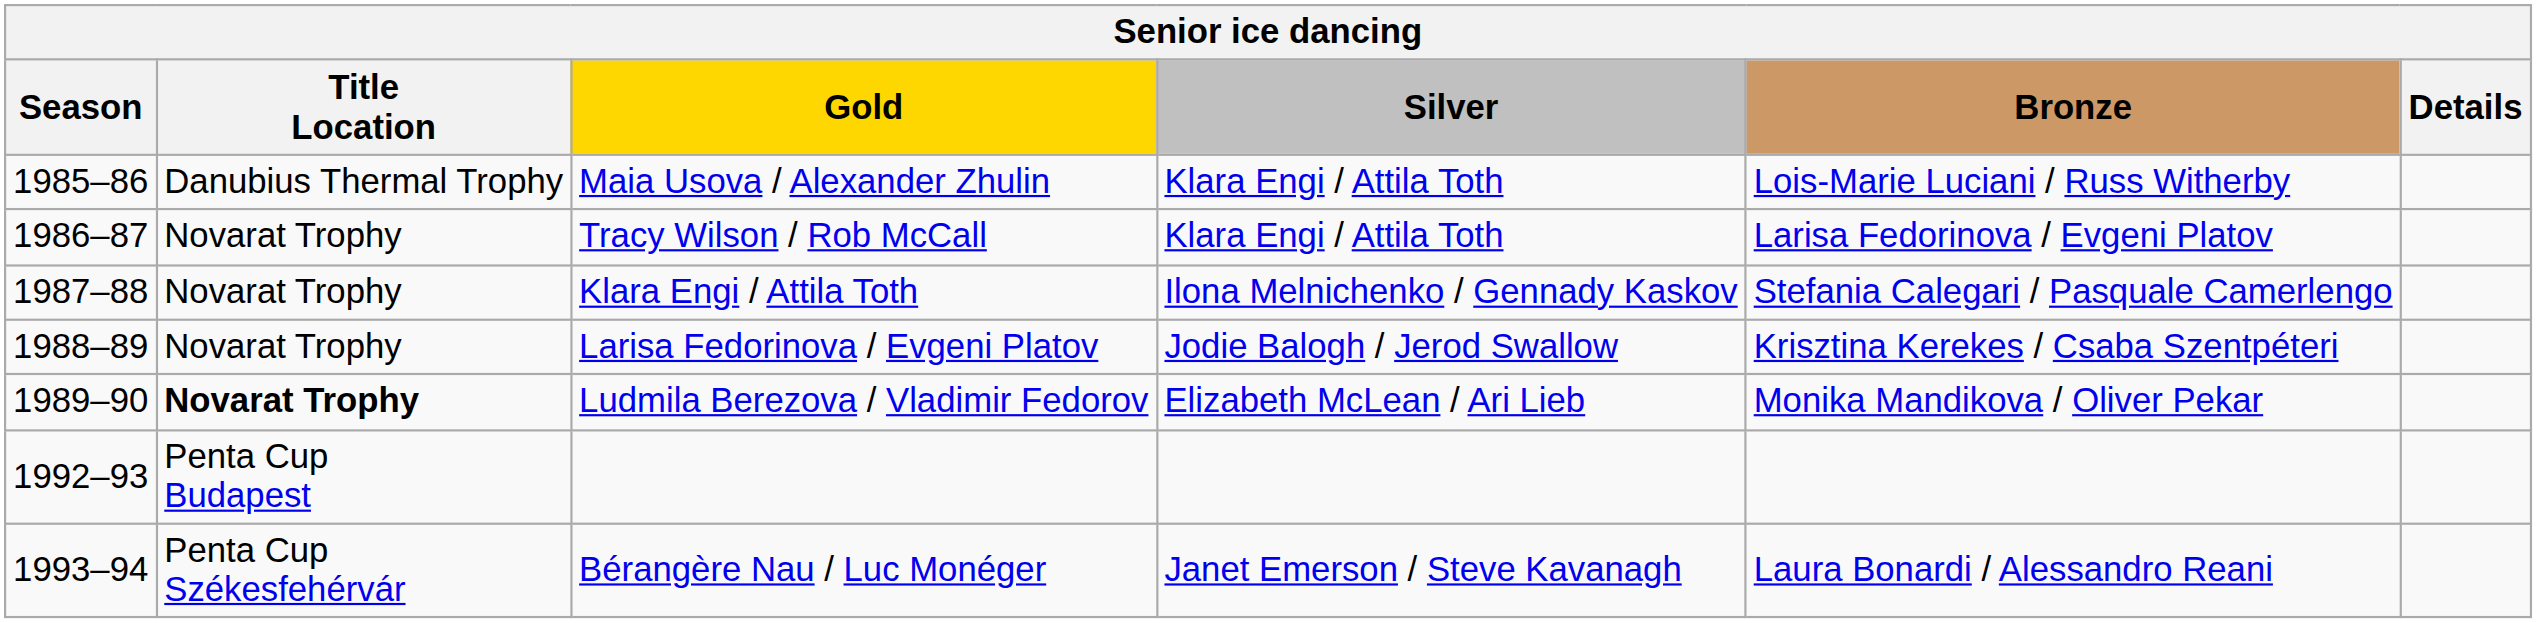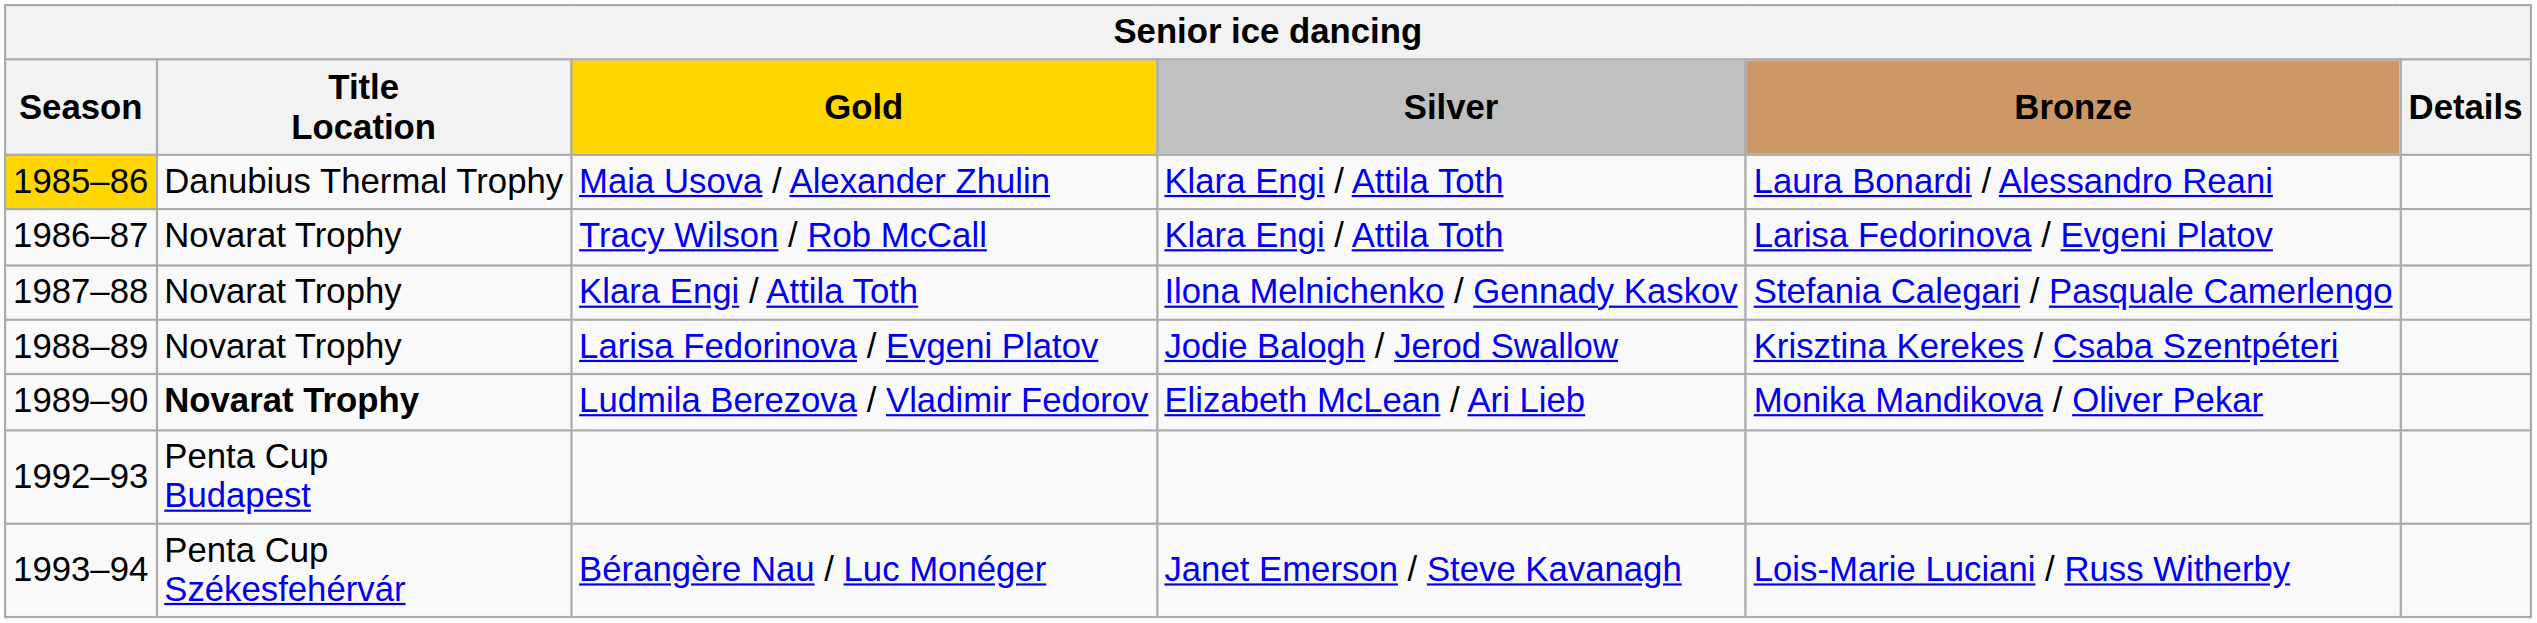(81, 181) no background -> (81, 181) gold background
(2022, 181) Lois-Marie Luciani / Russ Witherby -> (2013, 181) Laura Bonardi / Alessandro Reani
(2013, 570) Laura Bonardi / Alessandro Reani -> (2022, 570) Lois-Marie Luciani / Russ Witherby
